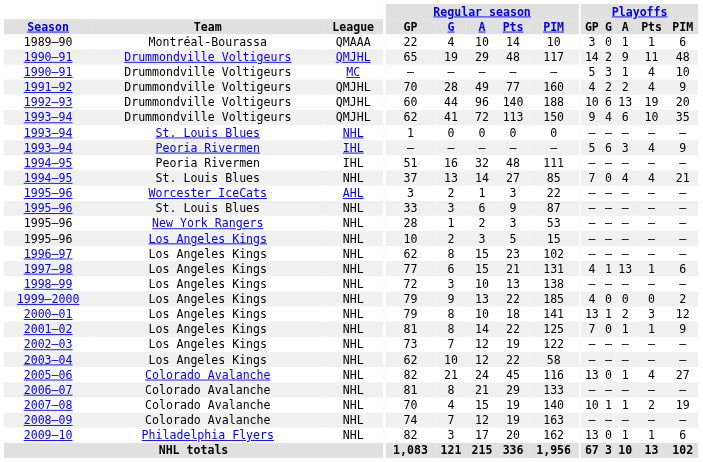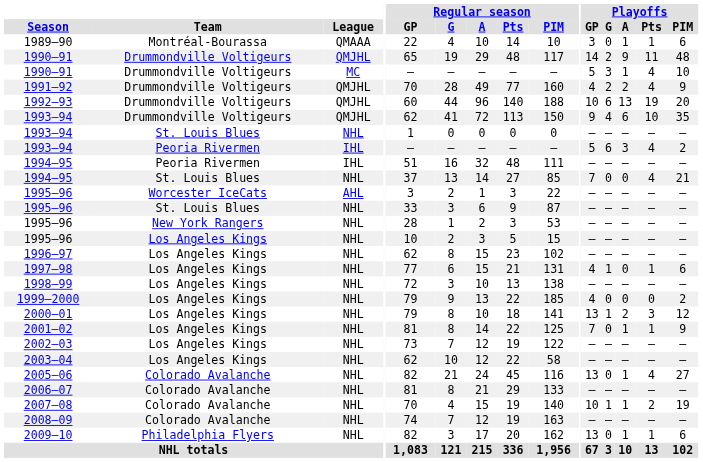(683, 148) 9 -> (683, 148) 2
(625, 178) 4 -> (625, 178) 0
(625, 269) 13 -> (625, 269) 0
